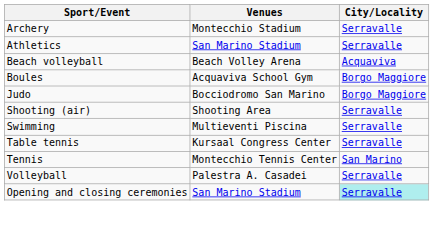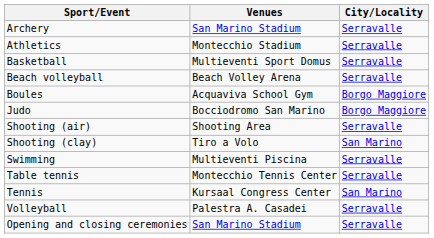(247, 29) Montecchio Stadium -> (247, 29) San Marino Stadium
(247, 45) San Marino Stadium -> (247, 45) Montecchio Stadium
+ row: (37, 61)
(369, 61) Acquaviva -> (372, 78) Serravalle
+ row: (52, 143)
(262, 143) Kursaal Congress Center -> (265, 176) Montecchio Tennis Center
(265, 159) Montecchio Tennis Center -> (262, 192) Kursaal Congress Center
(372, 192) paleturquoise background -> (372, 225) no background
